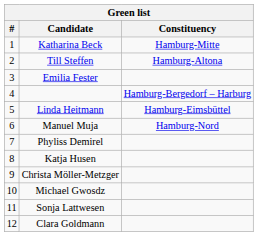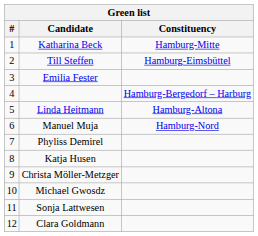(187, 61) Hamburg-Altona -> (187, 61) Hamburg-Eimsbüttel
(187, 110) Hamburg-Eimsbüttel -> (187, 110) Hamburg-Altona
